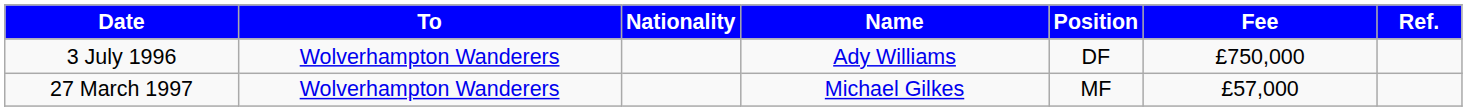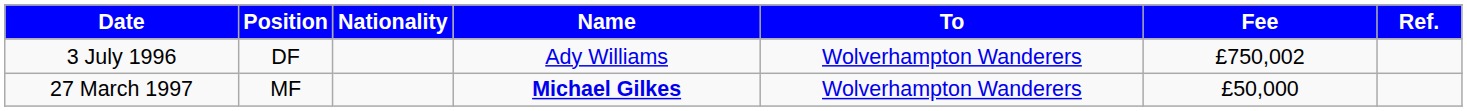columns swapped: (1096, 22) <-> (430, 22)
(1260, 56) £750,000 -> (1260, 56) £750,002
(895, 90) normal -> (607, 90) bold
(1260, 90) £57,000 -> (1260, 90) £50,000
